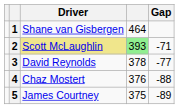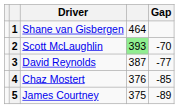(63, 46) khaki background -> (63, 46) no background
(164, 46) -71 -> (164, 46) -70
(137, 63) 378 -> (137, 63) 387
(164, 79) -88 -> (164, 79) -85
